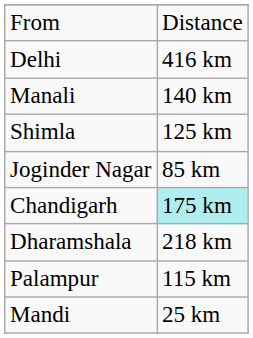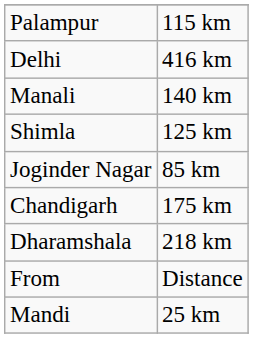rows swapped: (35, 22) <-> (54, 278)
(197, 205) paleturquoise background -> (197, 205) no background
